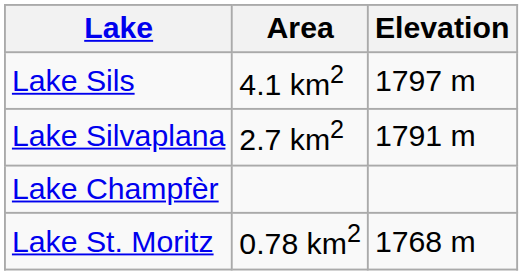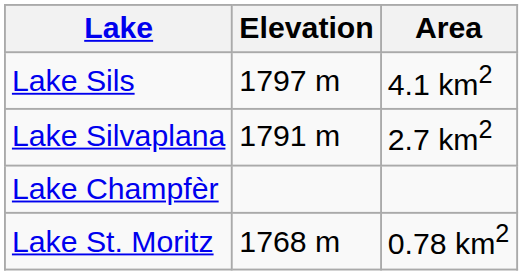columns swapped: (300, 28) <-> (442, 28)
